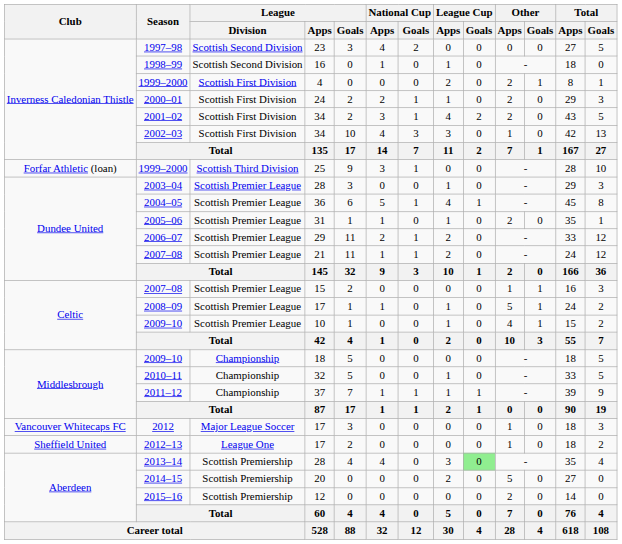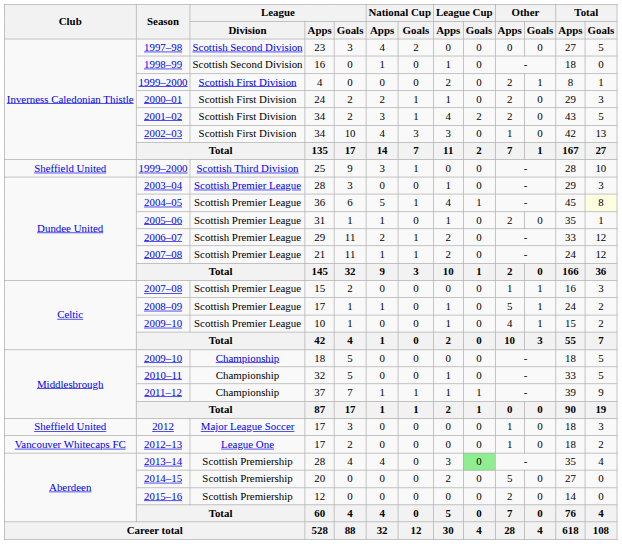(70, 168) Forfar Athletic (loan) -> (70, 168) Sheffield United
(601, 202) no background -> (601, 202) lightyellow background
(70, 427) Vancouver Whitecaps FC -> (70, 427) Sheffield United
(70, 444) Sheffield United -> (70, 444) Vancouver Whitecaps FC
